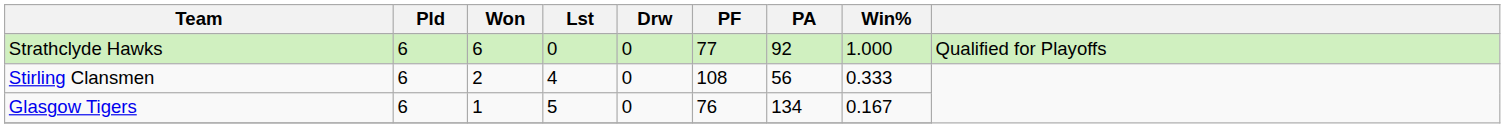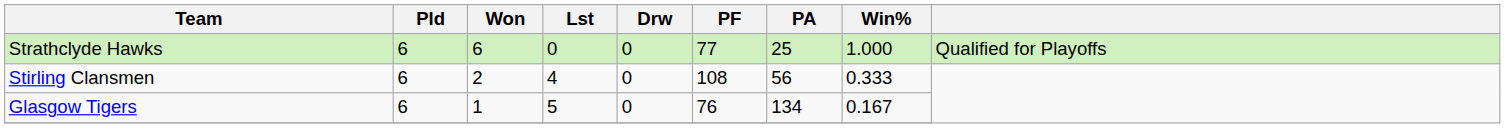(781, 48) 92 -> (781, 48) 25
